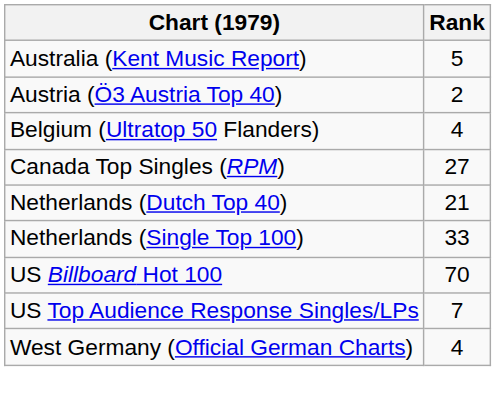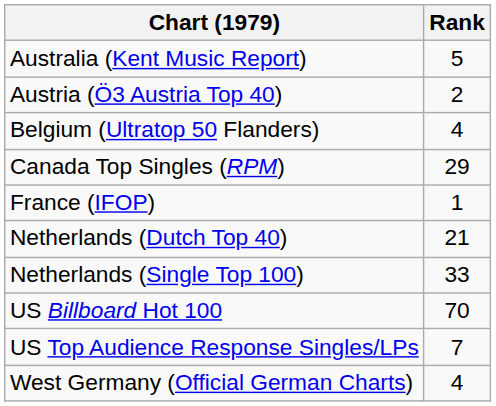(457, 166) 27 -> (457, 166) 29
+ row: (83, 202)
